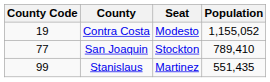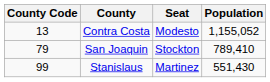(42, 31) 19 -> (42, 31) 13
(42, 49) 77 -> (42, 49) 79
(234, 67) 551,435 -> (234, 67) 551,430
